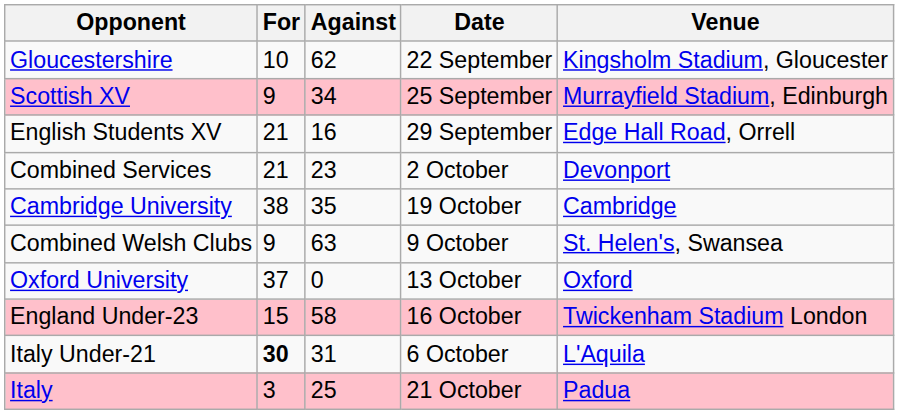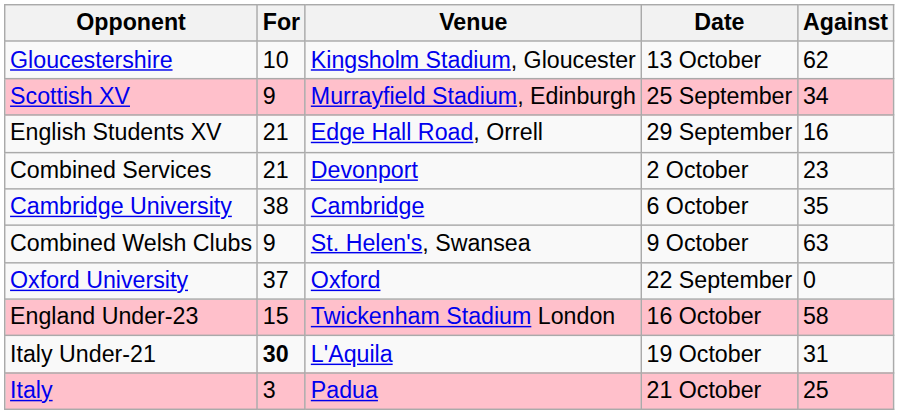columns swapped: (353, 22) <-> (726, 22)
(479, 59) 22 September -> (704, 59) 13 October
(464, 206) 19 October -> (697, 206) 6 October
(464, 280) 13 October -> (719, 280) 22 September
(458, 354) 6 October -> (704, 354) 19 October
